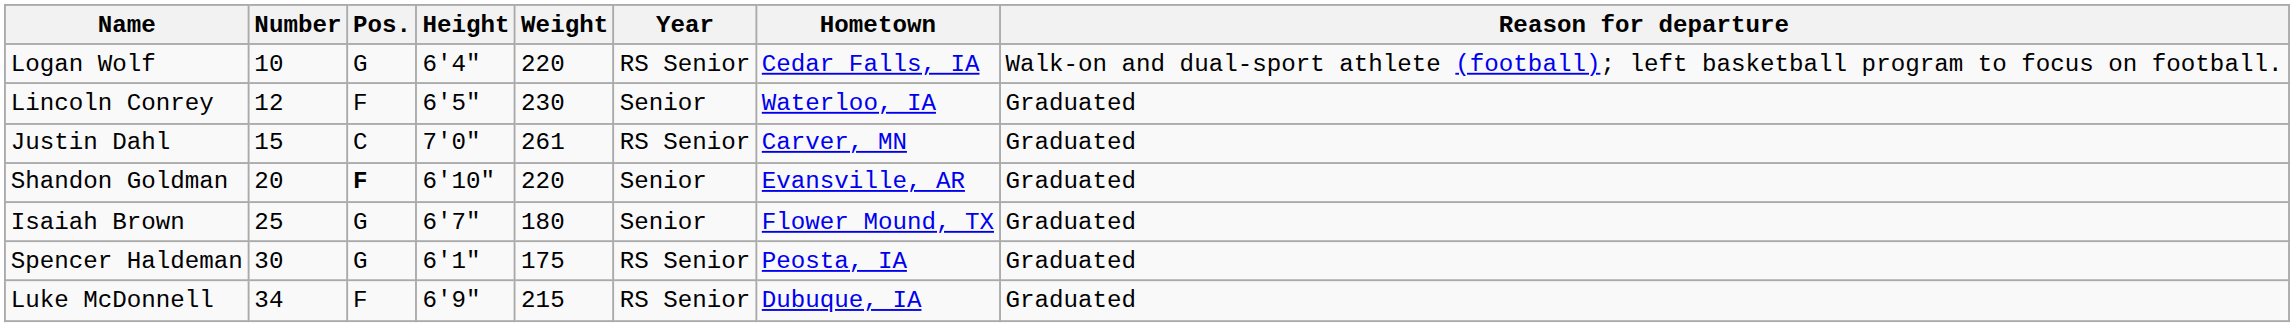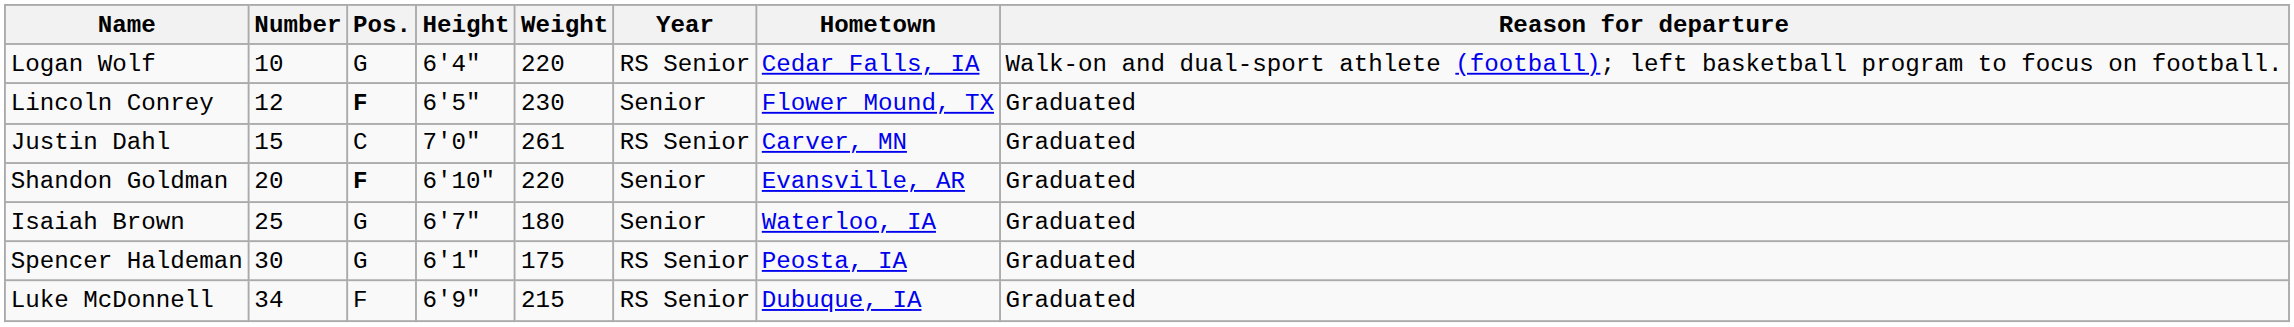(360, 103) normal -> (360, 103) bold
(849, 103) Waterloo, IA -> (878, 103) Flower Mound, TX
(878, 222) Flower Mound, TX -> (849, 222) Waterloo, IA
